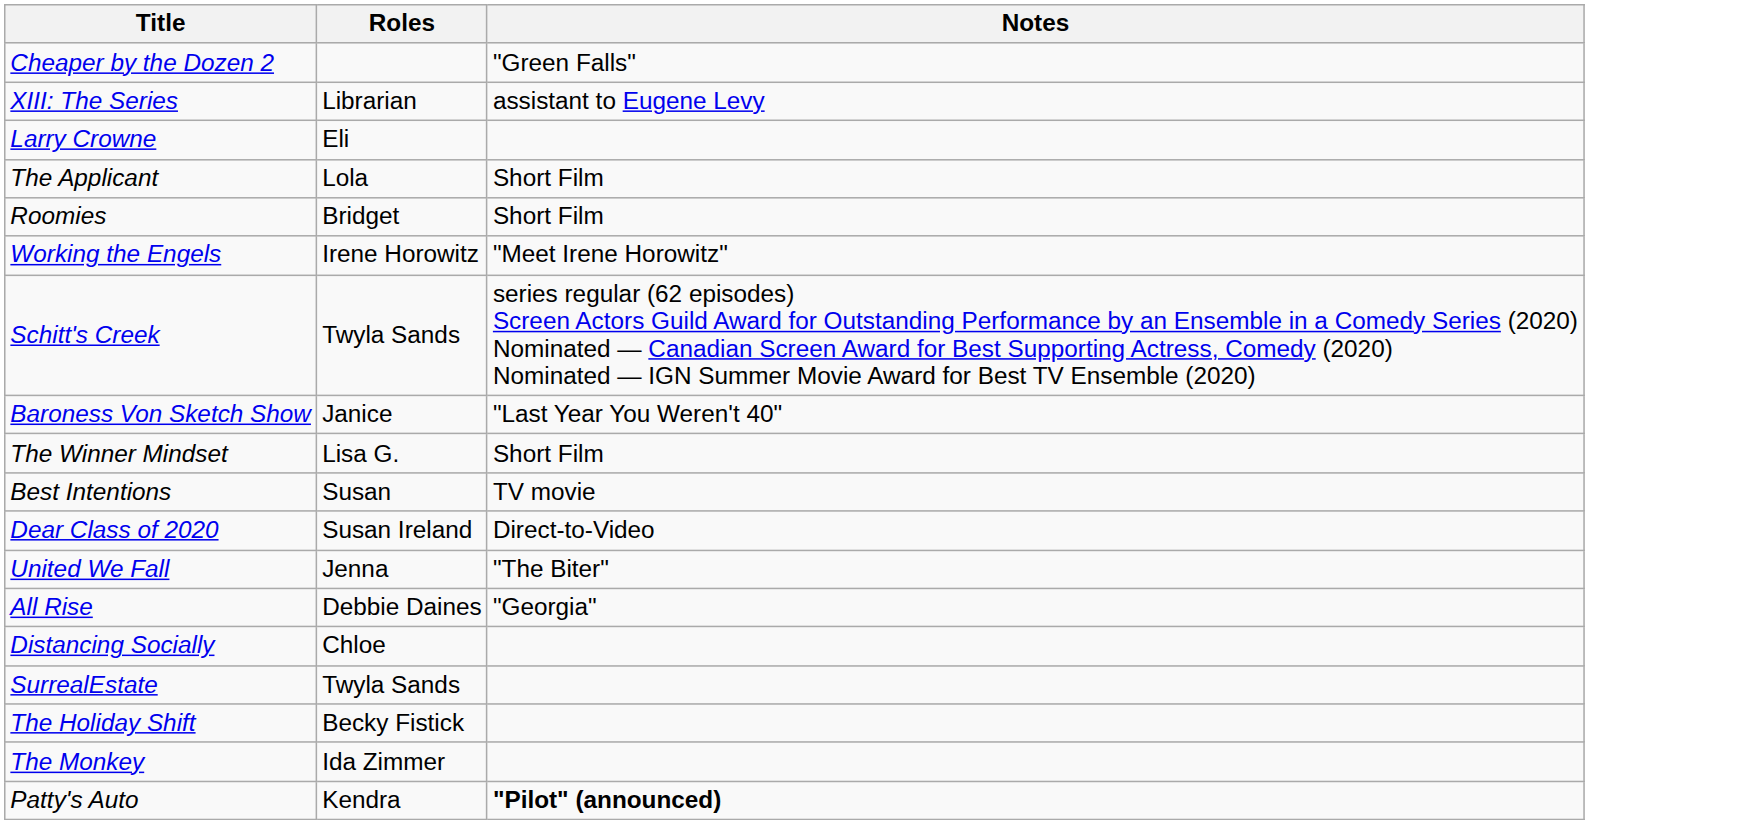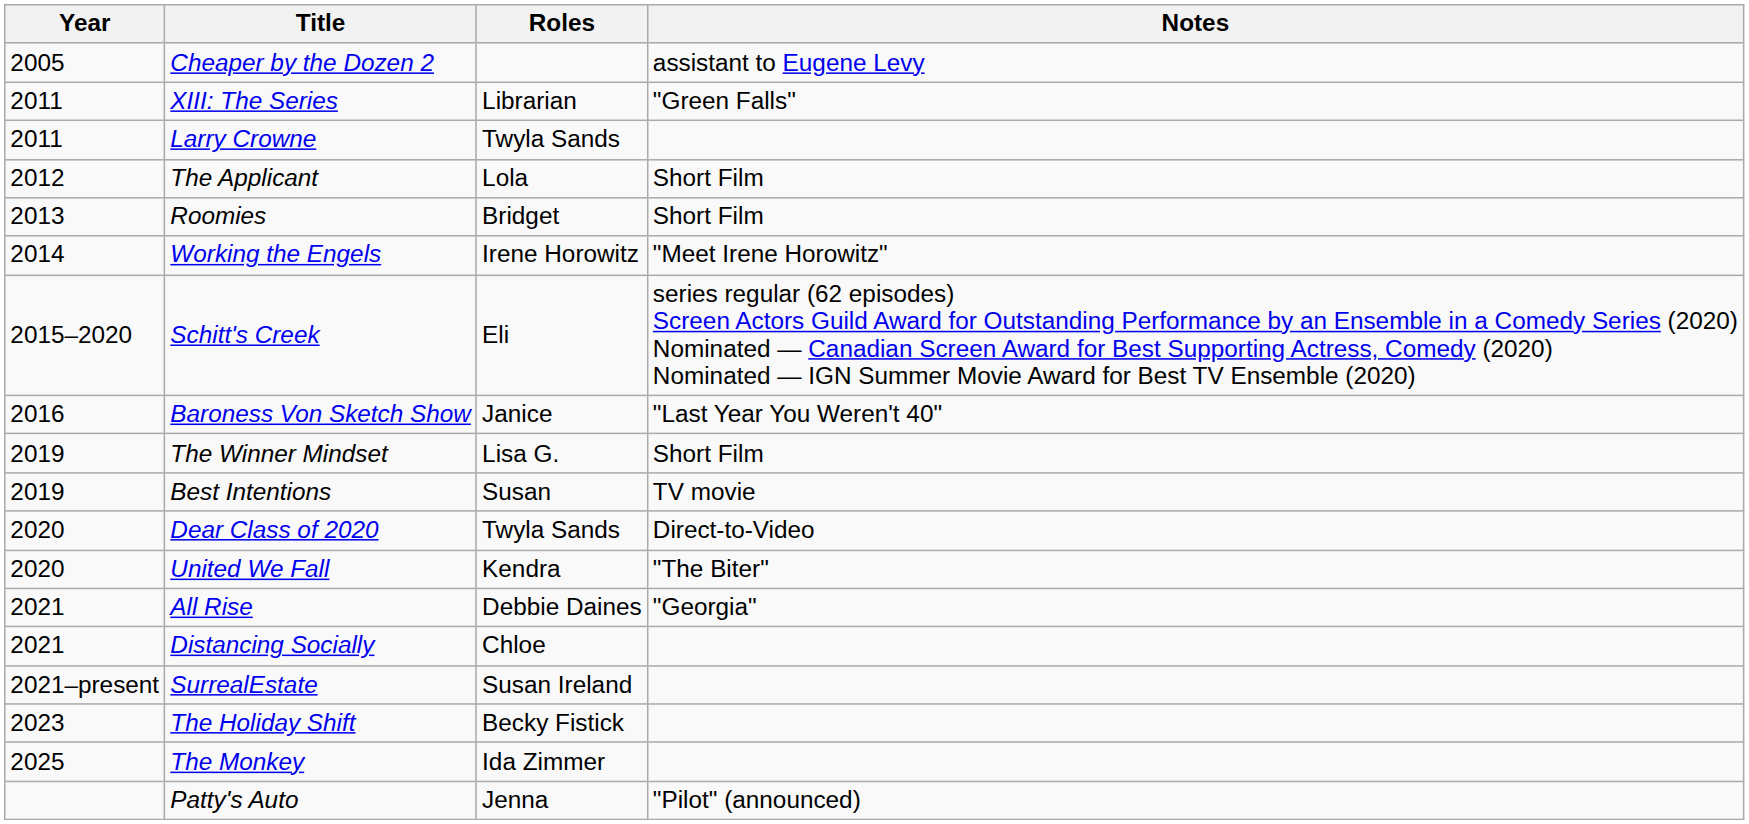+ column: (85, 23)
(564, 62) "Green Falls" -> (789, 62) assistant to Eugene Levy
(629, 100) assistant to Eugene Levy -> (724, 100) "Green Falls"
(336, 139) Eli -> (551, 139) Twyla Sands
(391, 334) Twyla Sands -> (496, 334) Eli
(397, 530) Susan Ireland -> (551, 530) Twyla Sands
(355, 568) Jenna -> (521, 568) Kendra
(391, 684) Twyla Sands -> (557, 684) Susan Ireland
(361, 800) Kendra -> (515, 800) Jenna
(607, 800) bold -> (757, 800) normal
